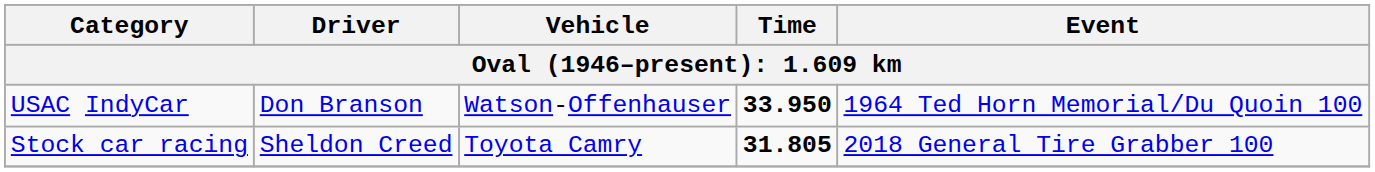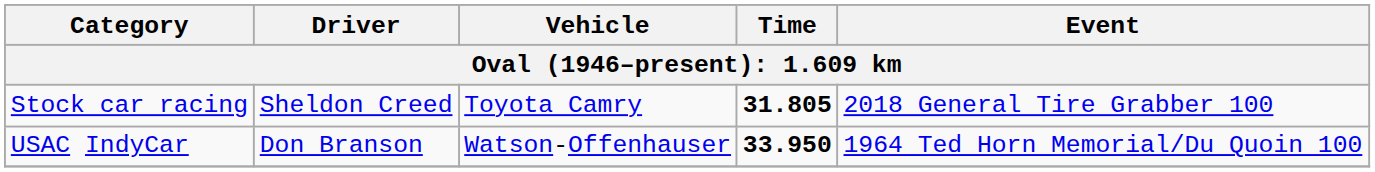rows swapped: (129, 146) <-> (100, 106)
